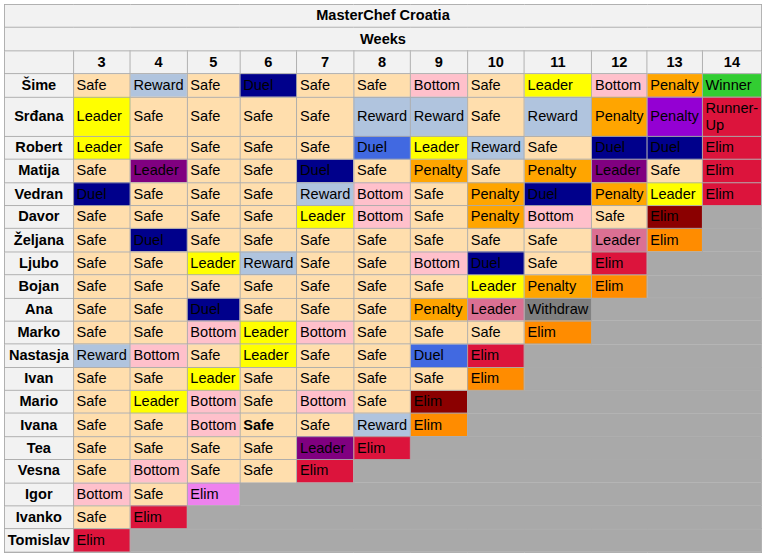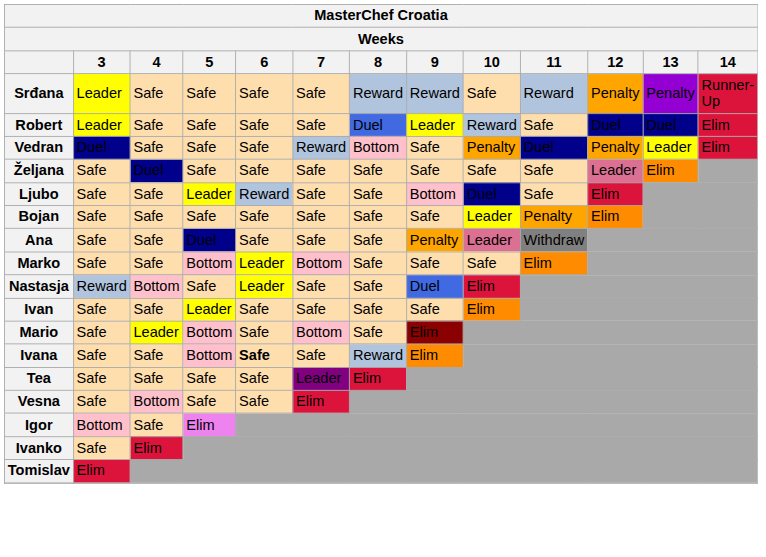- row: (39, 85)
- row: (39, 170)
- row: (39, 217)
